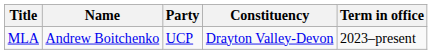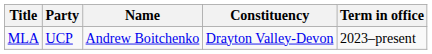columns swapped: (102, 15) <-> (183, 15)
